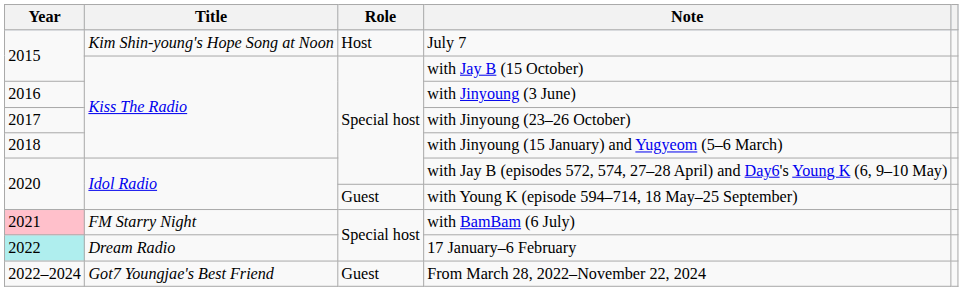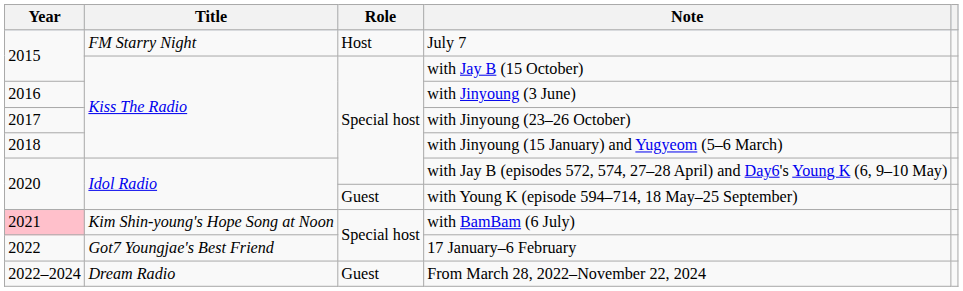(211, 42) Kim Shin-young's Hope Song at Noon -> (142, 42) FM Starry Night
(142, 222) FM Starry Night -> (211, 222) Kim Shin-young's Hope Song at Noon
(24, 247) paleturquoise background -> (24, 247) no background
(132, 247) Dream Radio -> (181, 247) Got7 Youngjae's Best Friend
(181, 273) Got7 Youngjae's Best Friend -> (132, 273) Dream Radio
